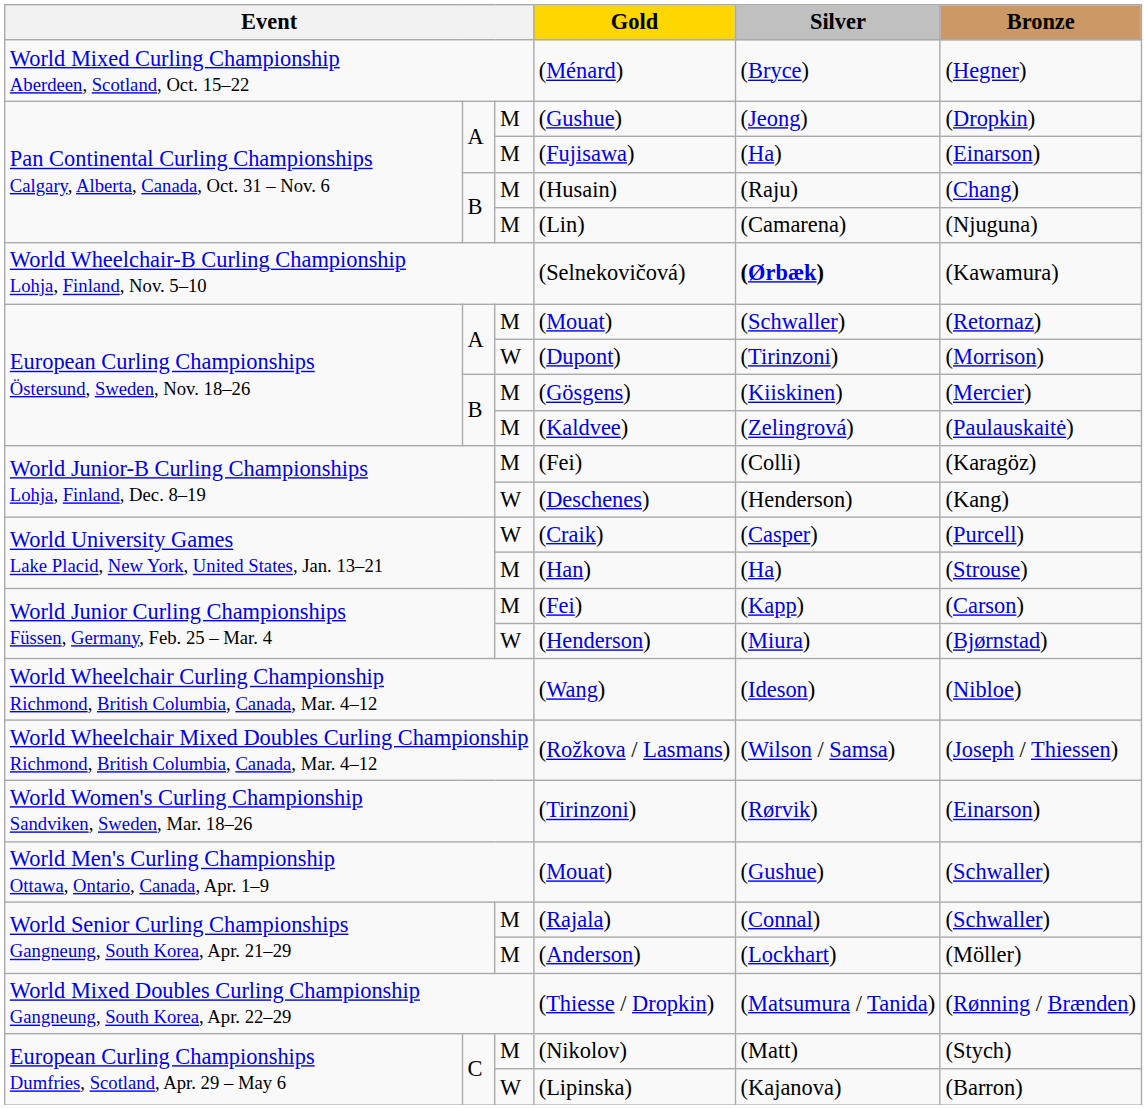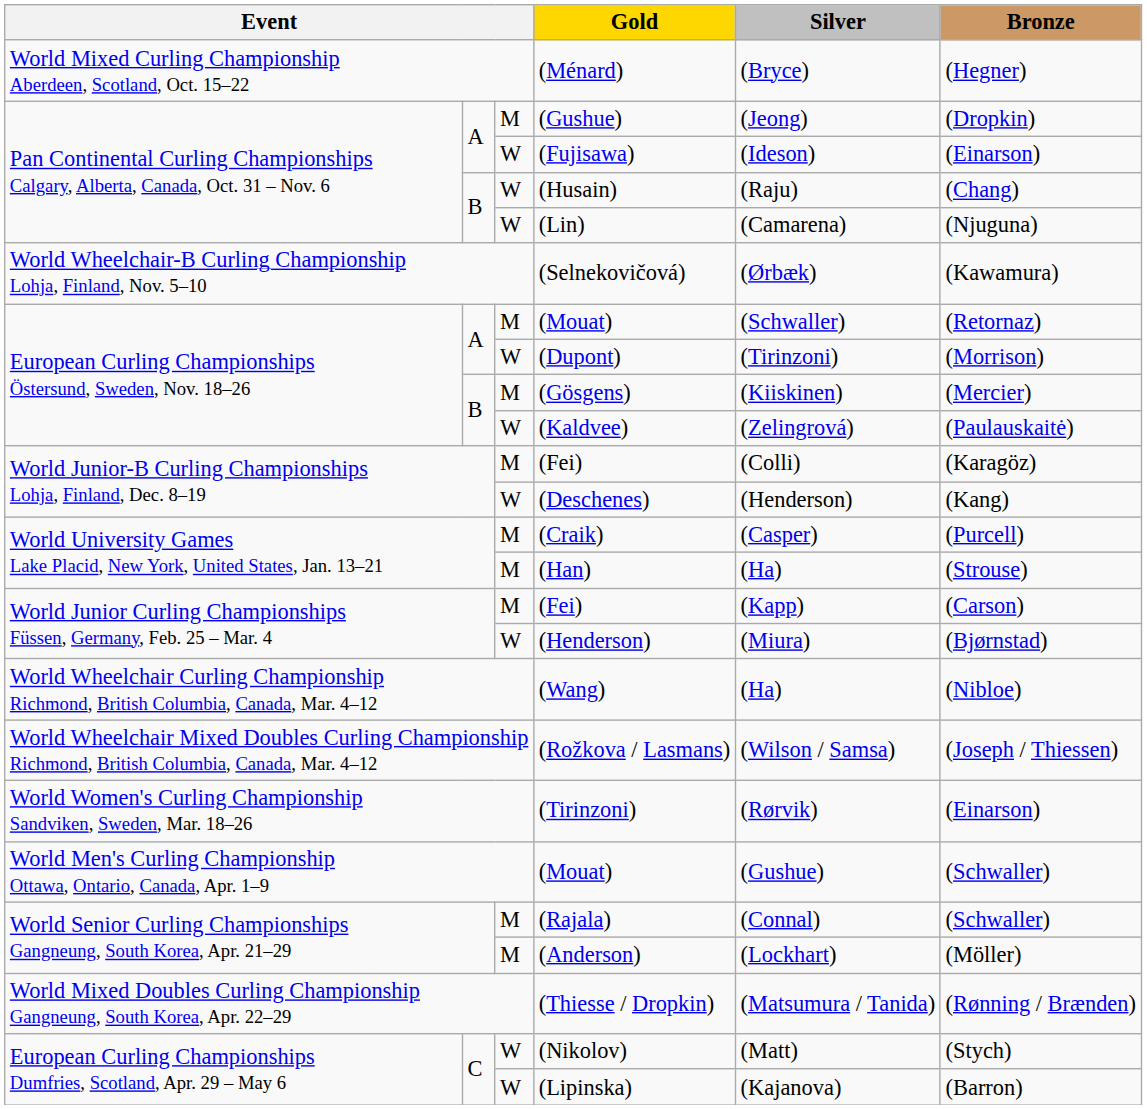(510, 154) M -> (511, 154) W
(761, 154) (Ha) -> (778, 154) (Ideson)
(510, 189) M -> (511, 189) W
(510, 225) M -> (511, 225) W
(782, 273) bold -> (779, 273) normal
(510, 427) M -> (511, 427) W
(511, 534) W -> (510, 534) M
(778, 689) (Ideson) -> (761, 689) (Ha)
(510, 1051) M -> (511, 1051) W
